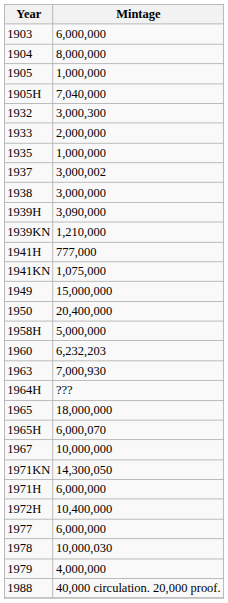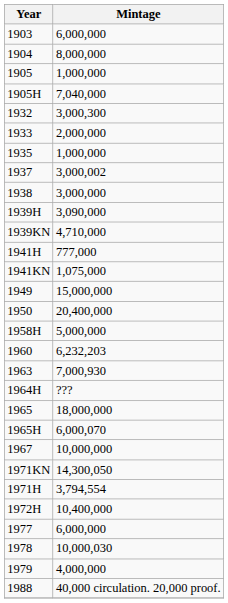(81, 232) 1,210,000 -> (81, 232) 4,710,000
(81, 489) 6,000,000 -> (81, 489) 3,794,554
